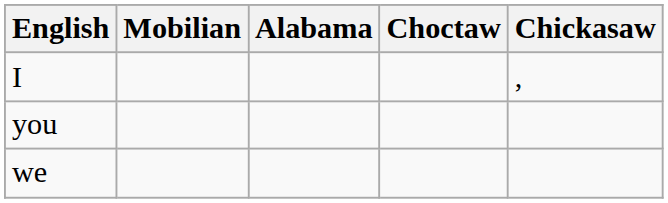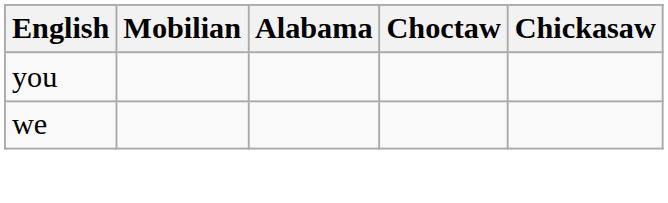- row: (17, 76)
